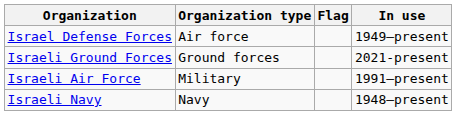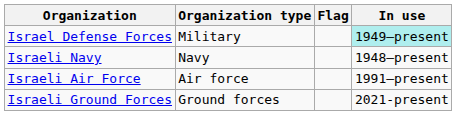(213, 36) Air force -> (209, 36) Military
(402, 36) no background -> (402, 36) paleturquoise background
rows swapped: (55, 100) <-> (90, 57)
(209, 79) Military -> (213, 79) Air force
